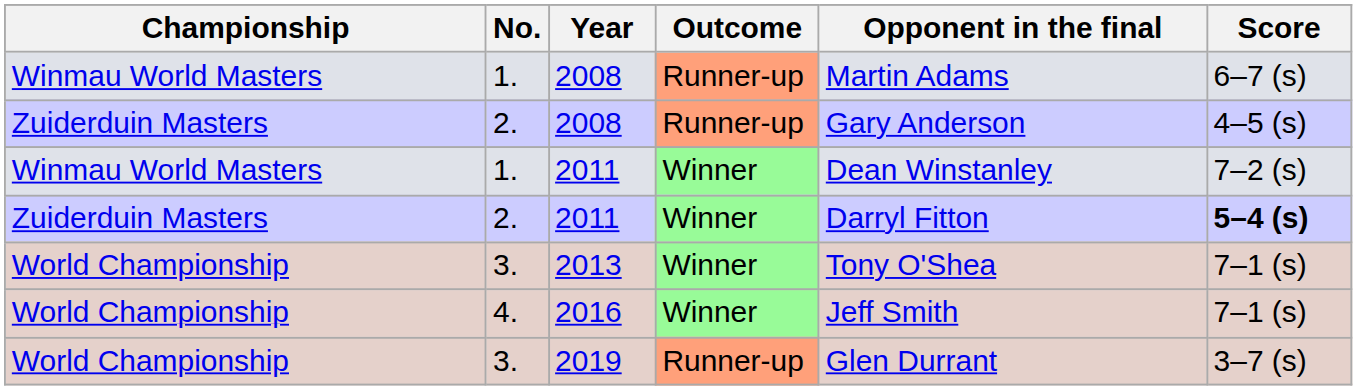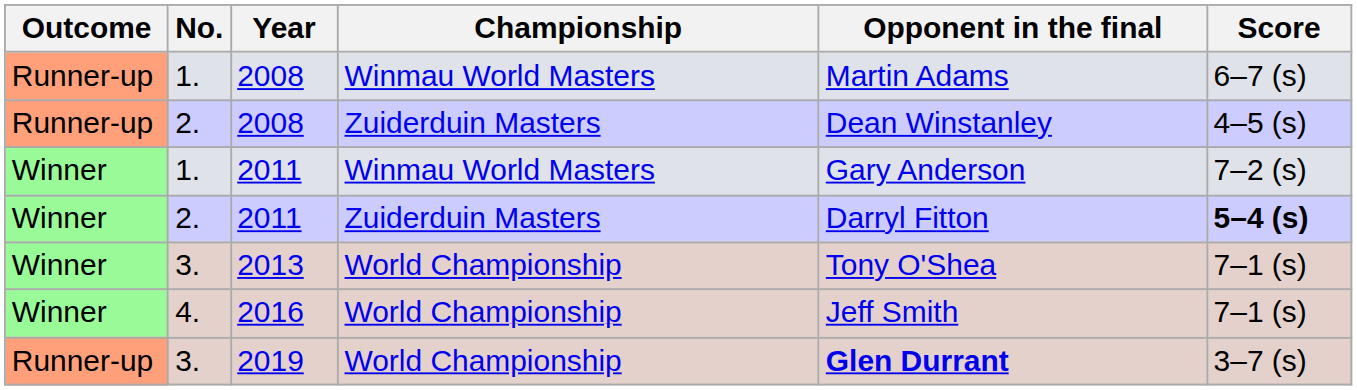columns swapped: (737, 28) <-> (246, 28)
(926, 123) Gary Anderson -> (939, 123) Dean Winstanley
(939, 170) Dean Winstanley -> (926, 170) Gary Anderson
(911, 360) normal -> (917, 360) bold
